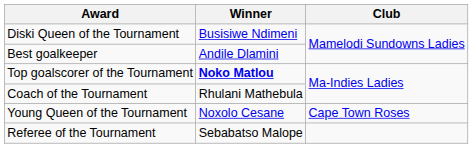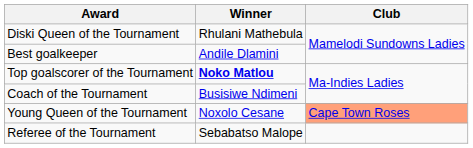(248, 34) Busisiwe Ndimeni -> (251, 34) Rhulani Mathebula
(251, 93) Rhulani Mathebula -> (248, 93) Busisiwe Ndimeni
(359, 113) no background -> (359, 113) lightsalmon background
